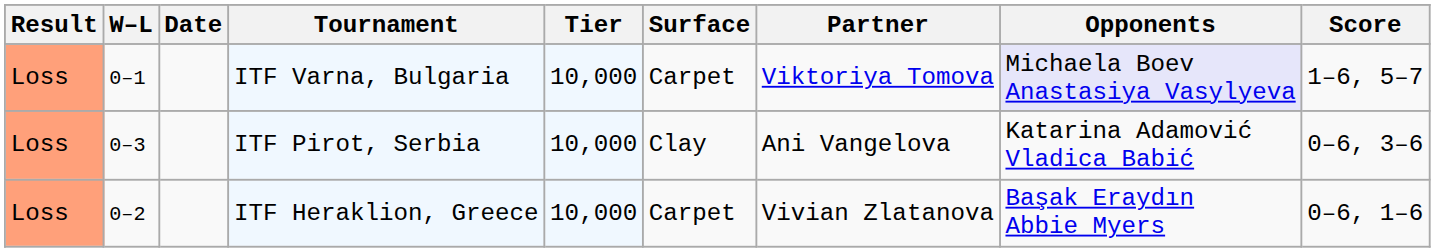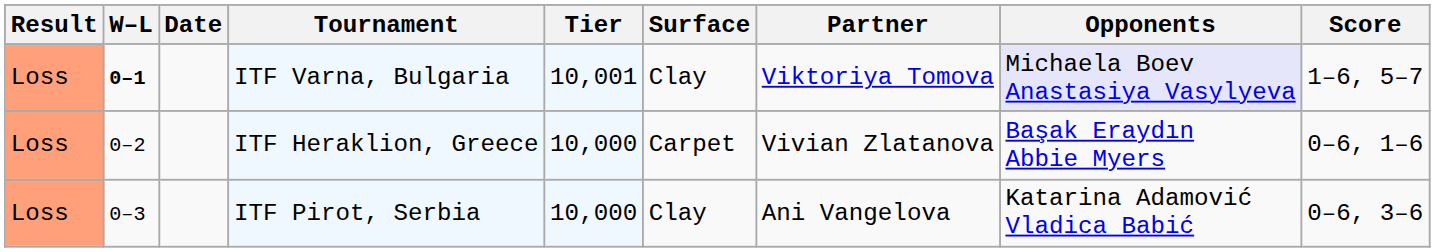(127, 79) normal -> (127, 78) bold
(594, 78) 10,000 -> (594, 78) 10,001
(692, 78) Carpet -> (678, 78) Clay
rows swapped: (386, 213) <-> (357, 145)
